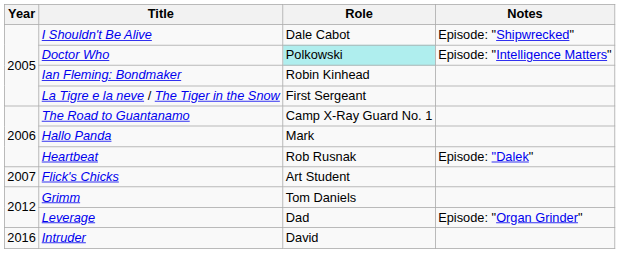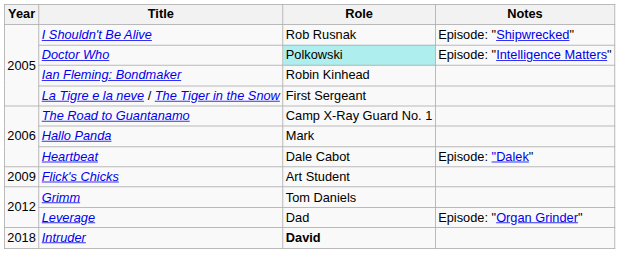(318, 34) Dale Cabot -> (321, 34) Rob Rusnak
(321, 156) Rob Rusnak -> (318, 156) Dale Cabot
(22, 177) 2007 -> (22, 177) 2009
(22, 237) 2016 -> (22, 237) 2018
(302, 237) normal -> (303, 237) bold
